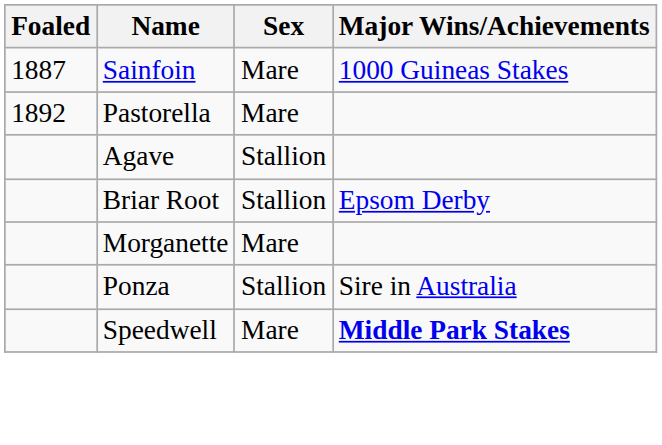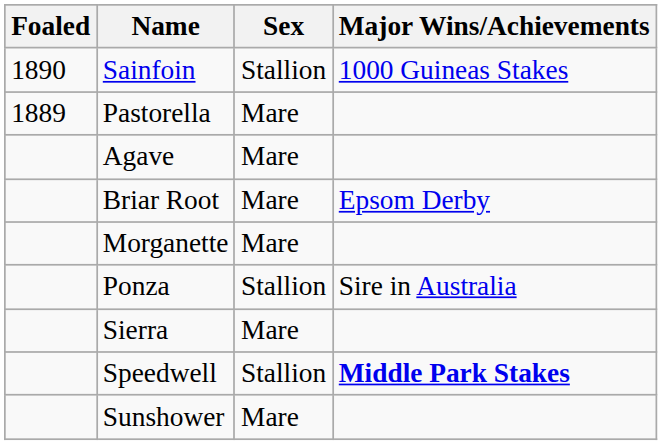(39, 69) 1887 -> (39, 69) 1890
(270, 69) Mare -> (284, 69) Stallion
(39, 112) 1892 -> (39, 112) 1889
(284, 156) Stallion -> (270, 156) Mare
(284, 199) Stallion -> (270, 199) Mare
+ row: (135, 329)
(270, 329) Mare -> (284, 373) Stallion
+ row: (164, 416)
